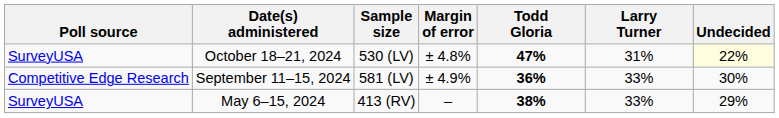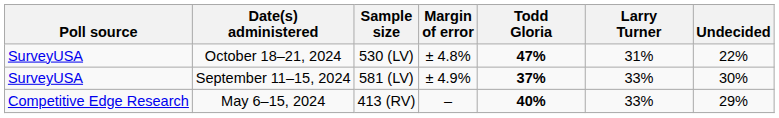(733, 56) lightyellow background -> (733, 56) no background
(98, 78) Competitive Edge Research -> (45, 78) SurveyUSA
(531, 78) 36% -> (531, 78) 37%
(45, 101) SurveyUSA -> (98, 101) Competitive Edge Research
(531, 101) 38% -> (531, 101) 40%
